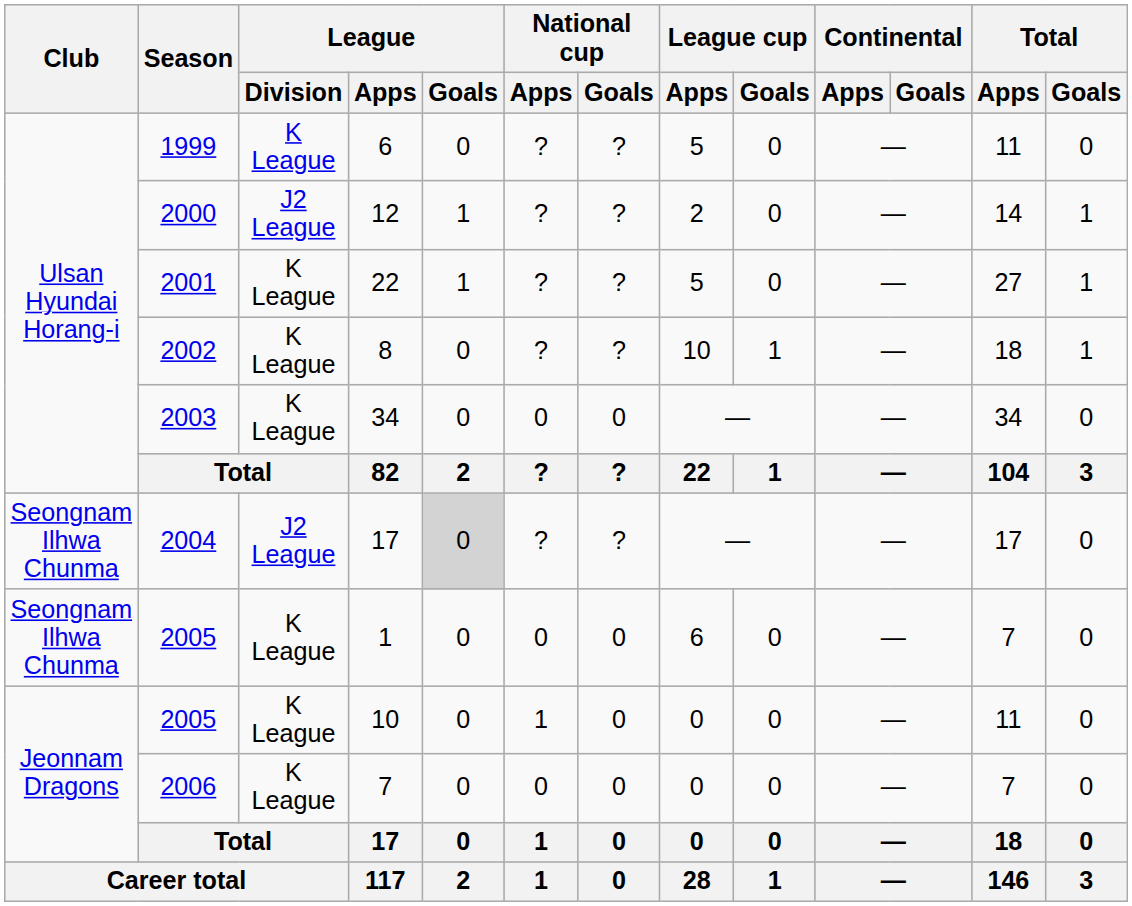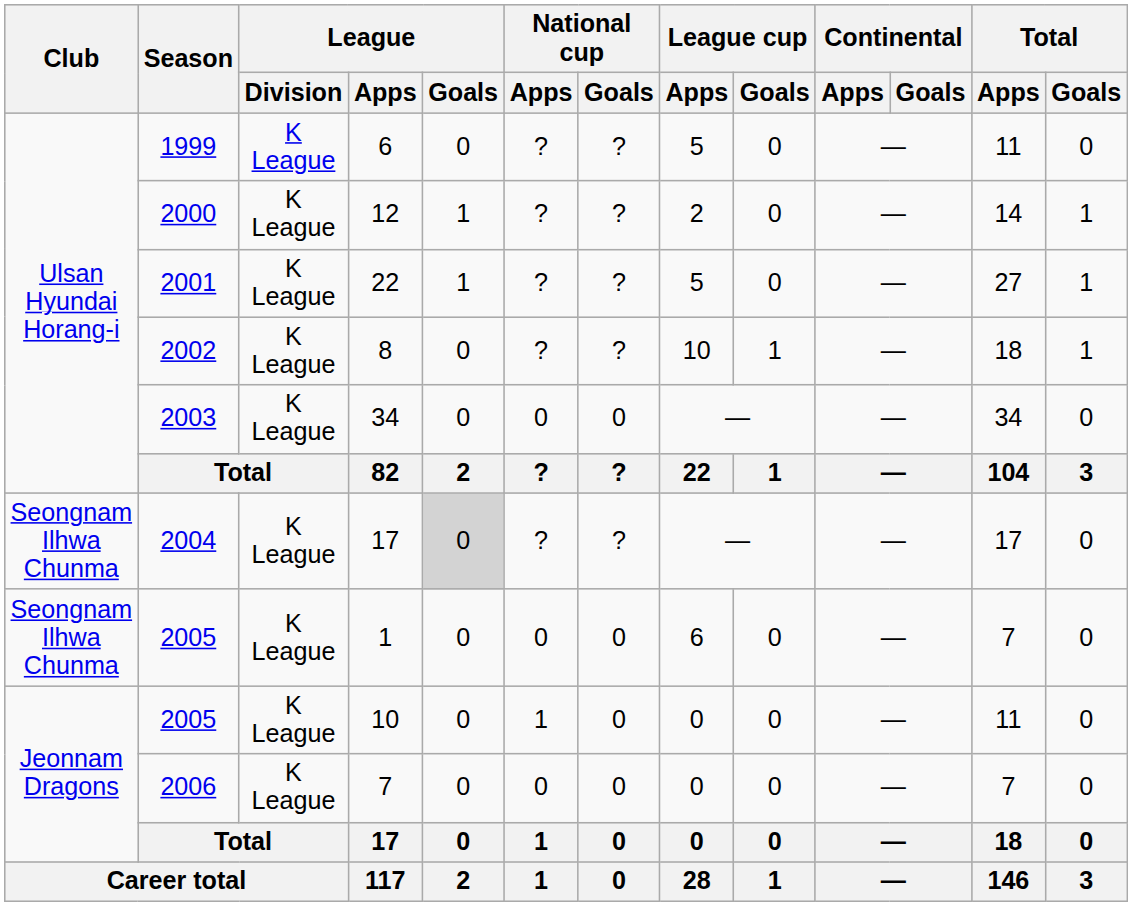(293, 214) J2 League -> (293, 214) K League
(293, 540) J2 League -> (293, 540) K League
